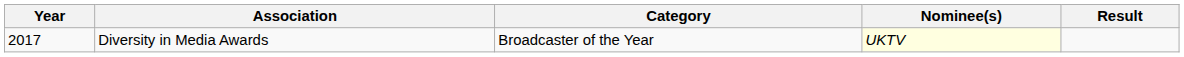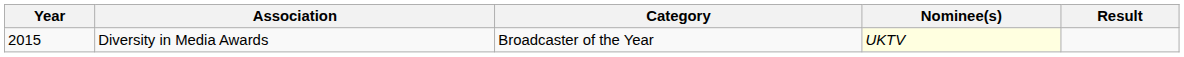(24, 39) 2017 -> (24, 39) 2015
